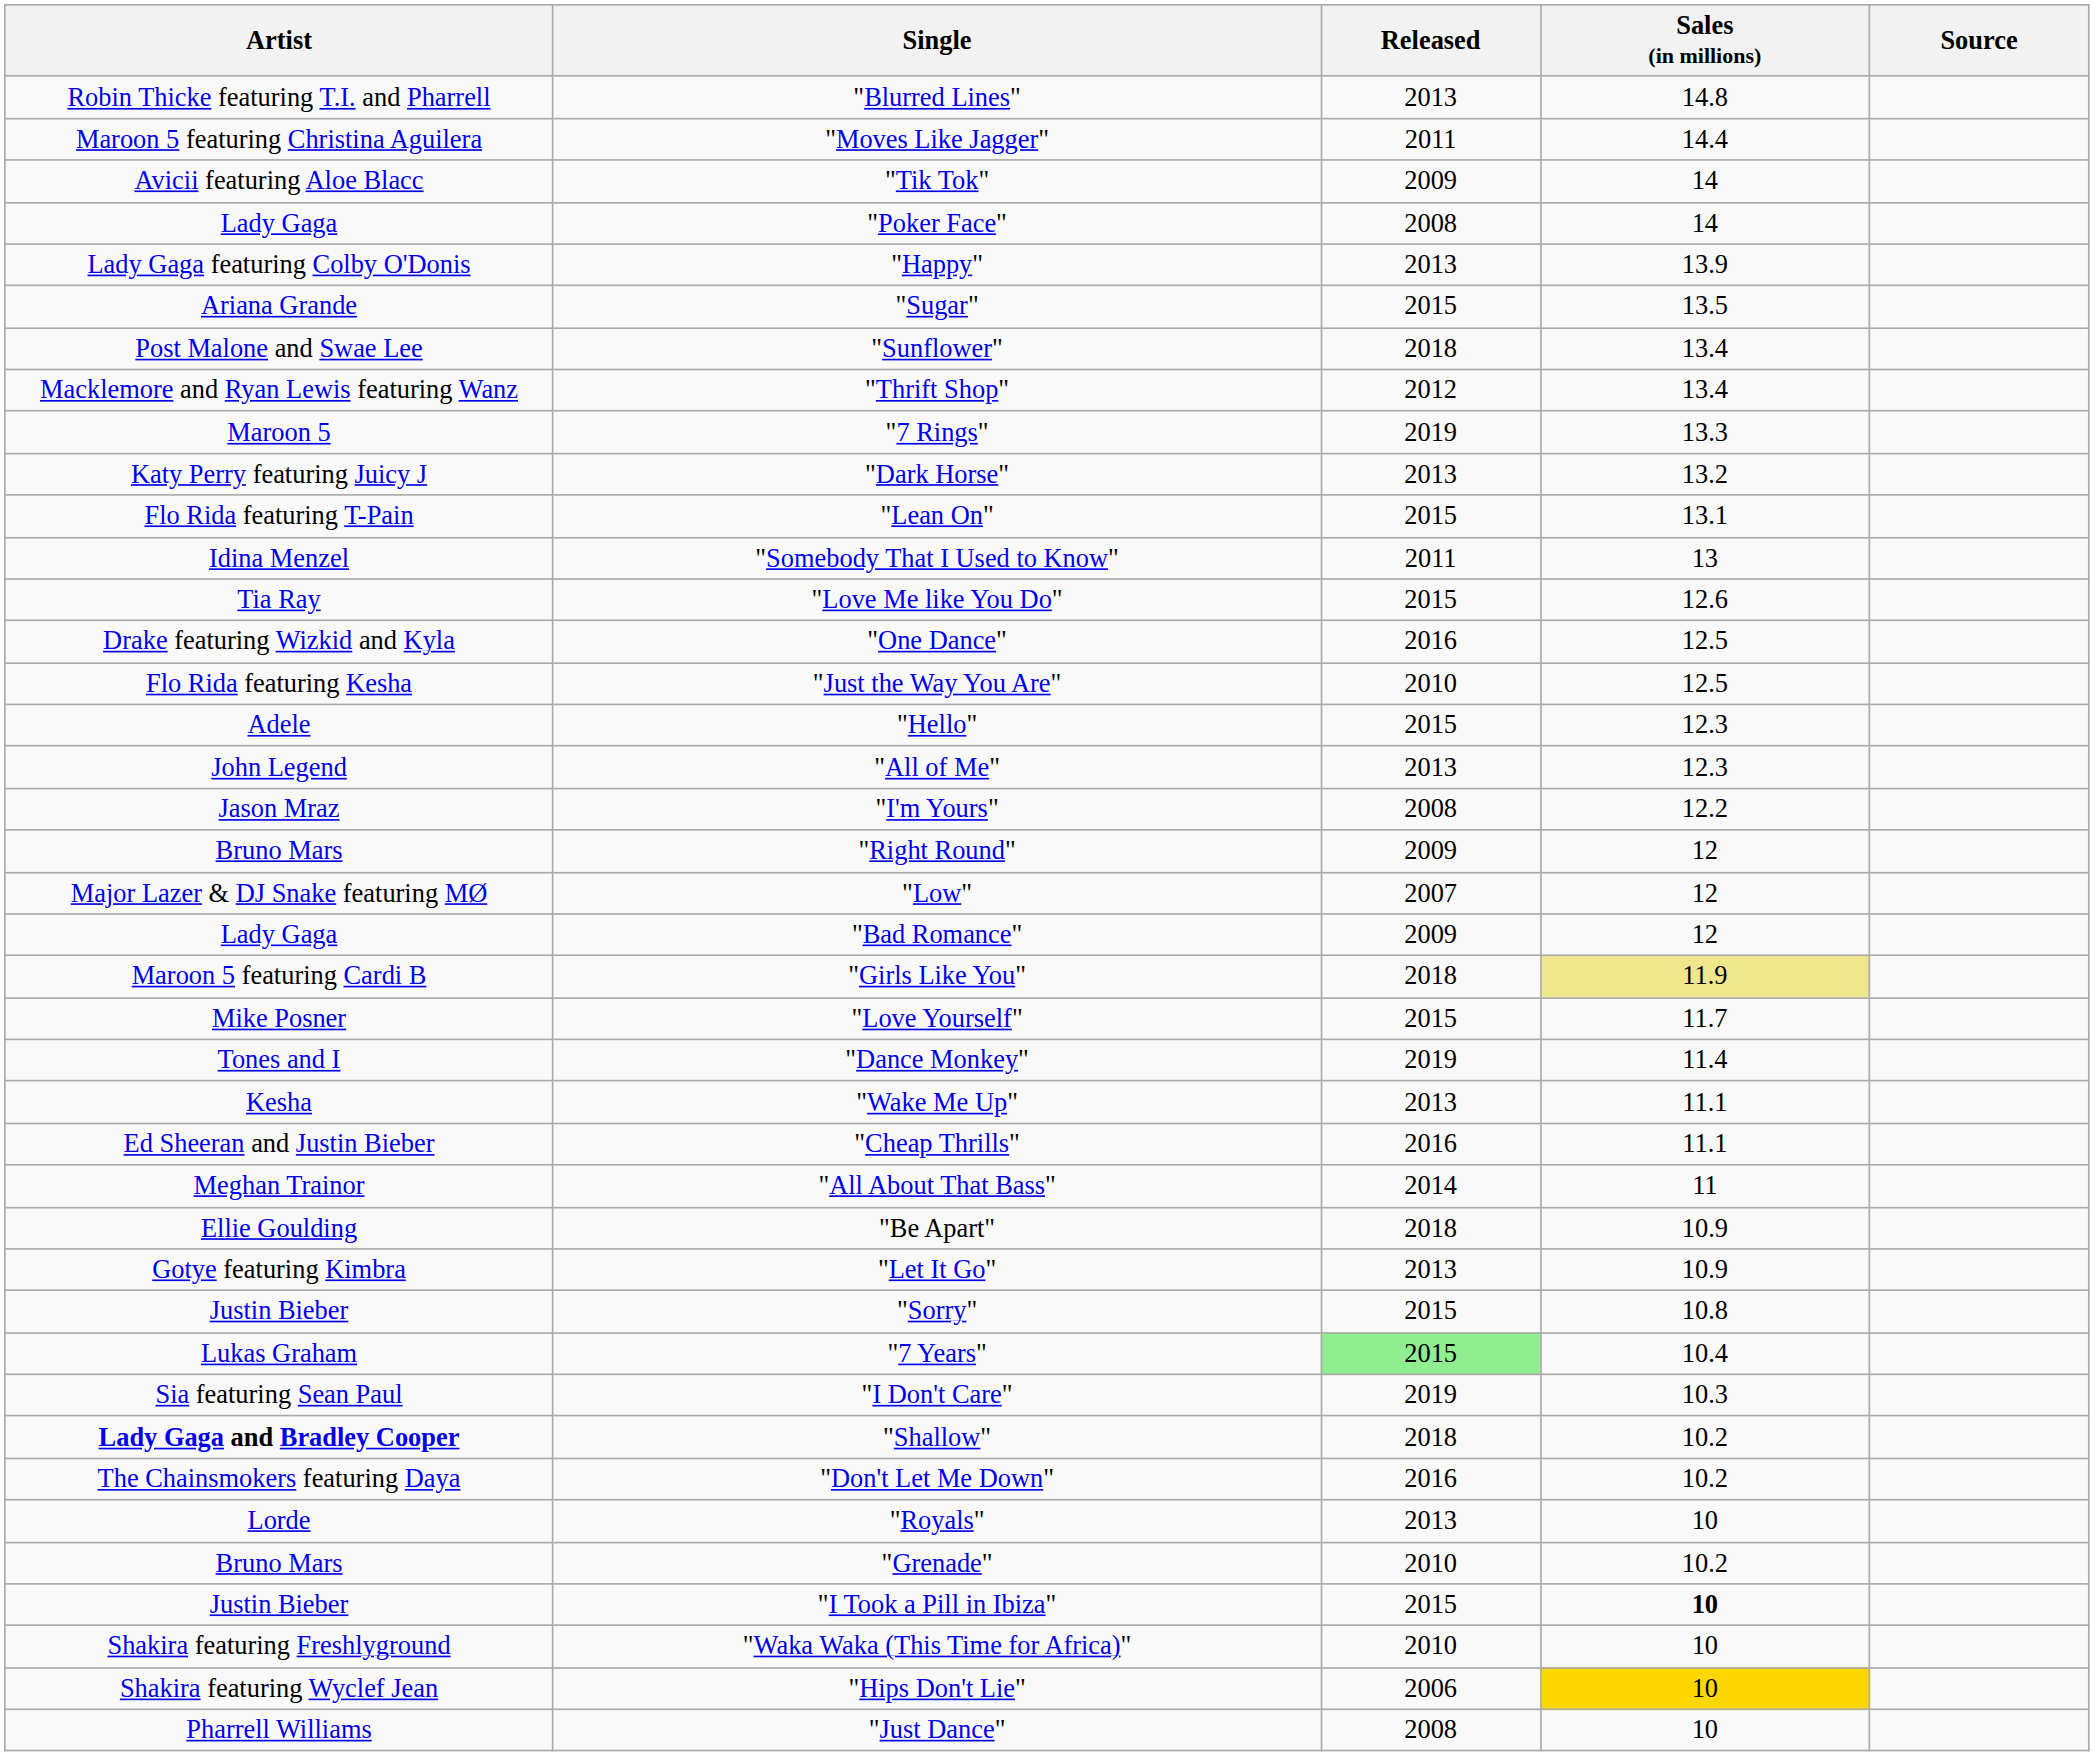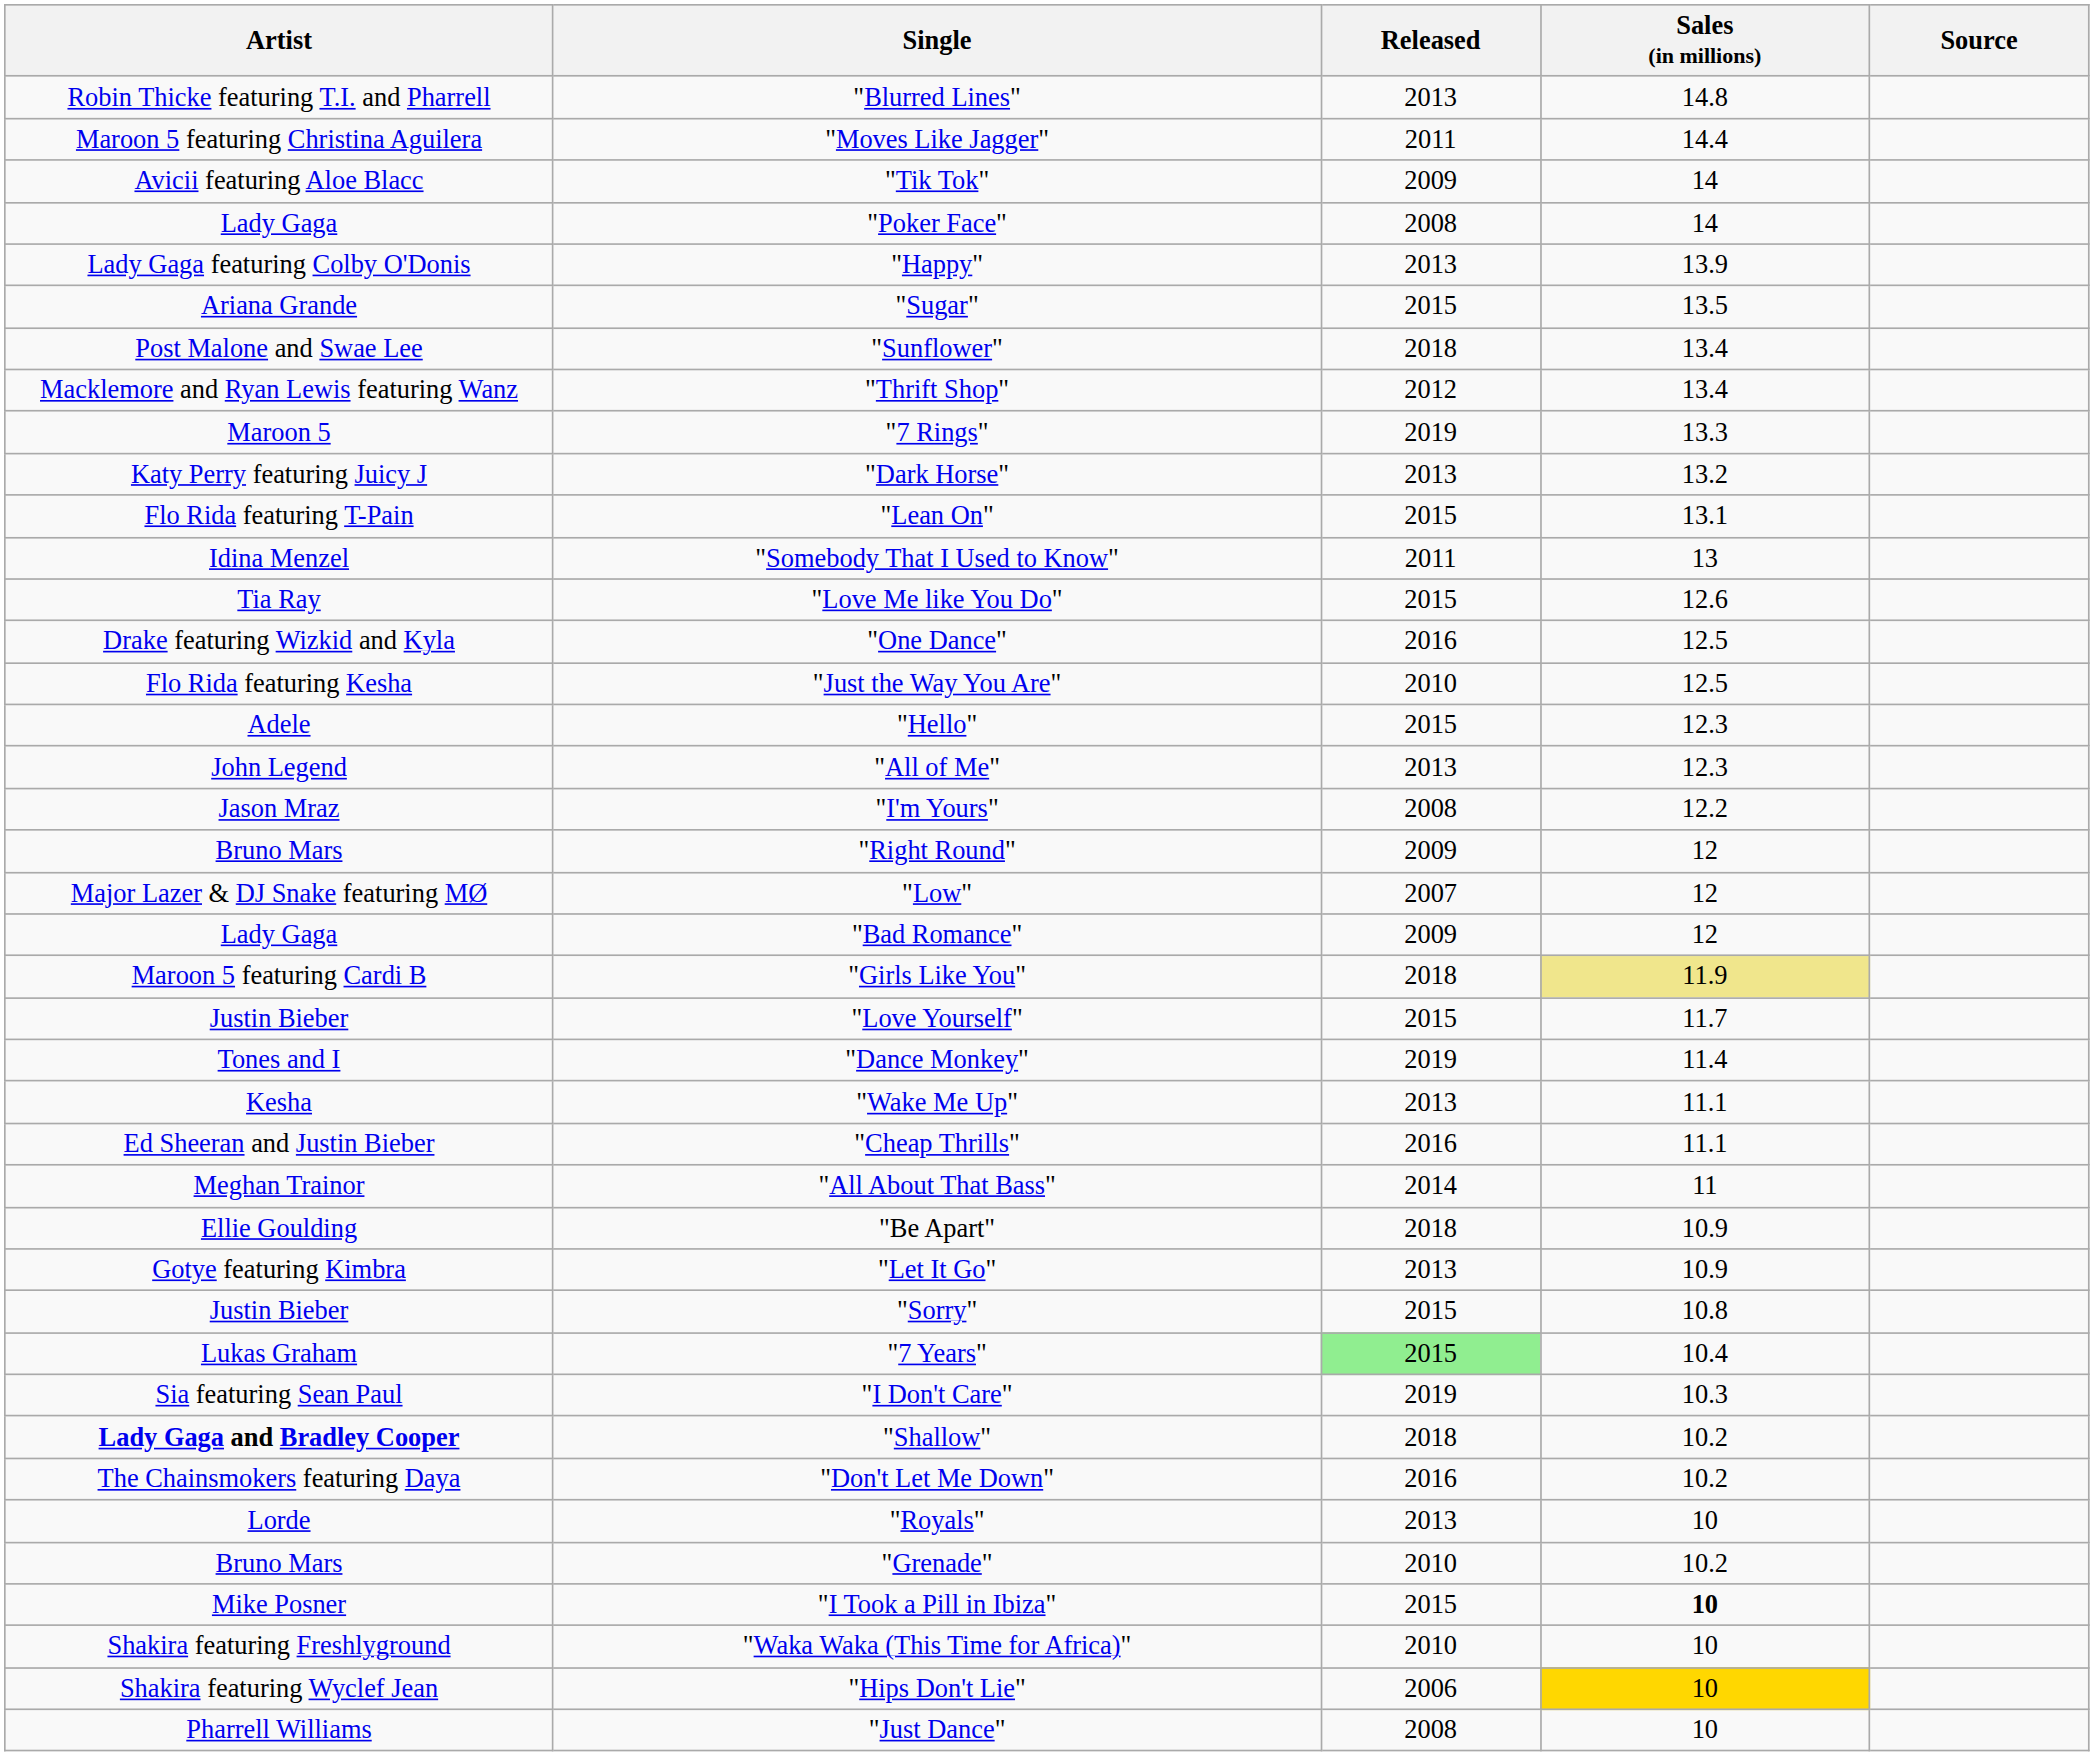(279, 1018) Mike Posner -> (279, 1018) Justin Bieber
(279, 1604) Justin Bieber -> (279, 1604) Mike Posner
